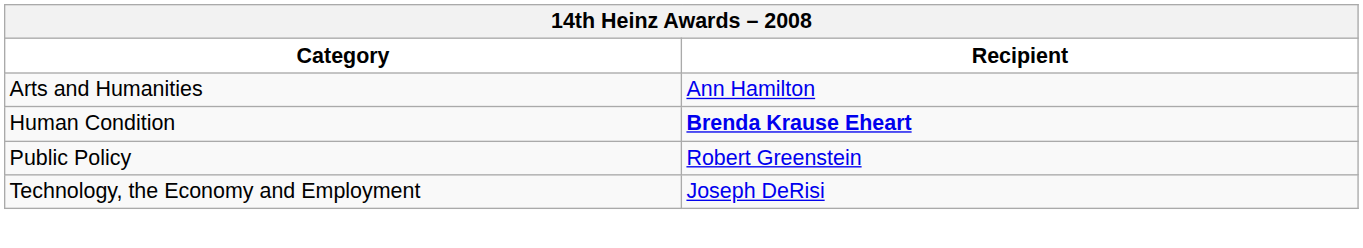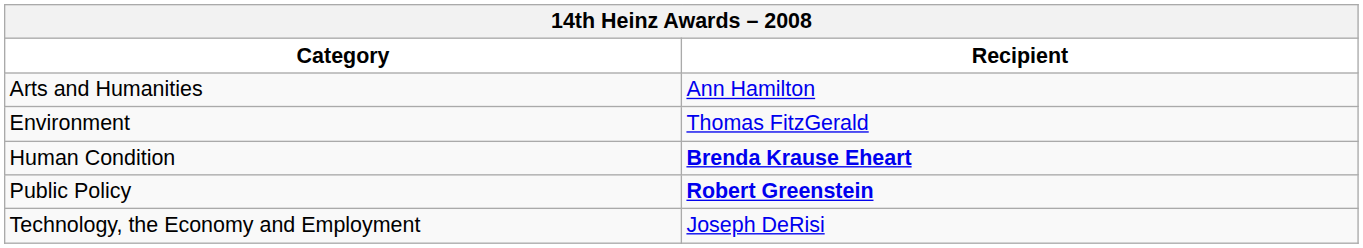+ row: (70, 123)
(774, 157) normal -> (780, 191) bold
